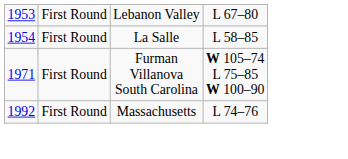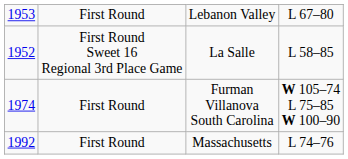(21, 37) 1954 -> (21, 52) 1952
(74, 37) First Round -> (112, 52) First Round Sweet 16 Regional 3rd Place Game
(21, 74) 1971 -> (21, 105) 1974
